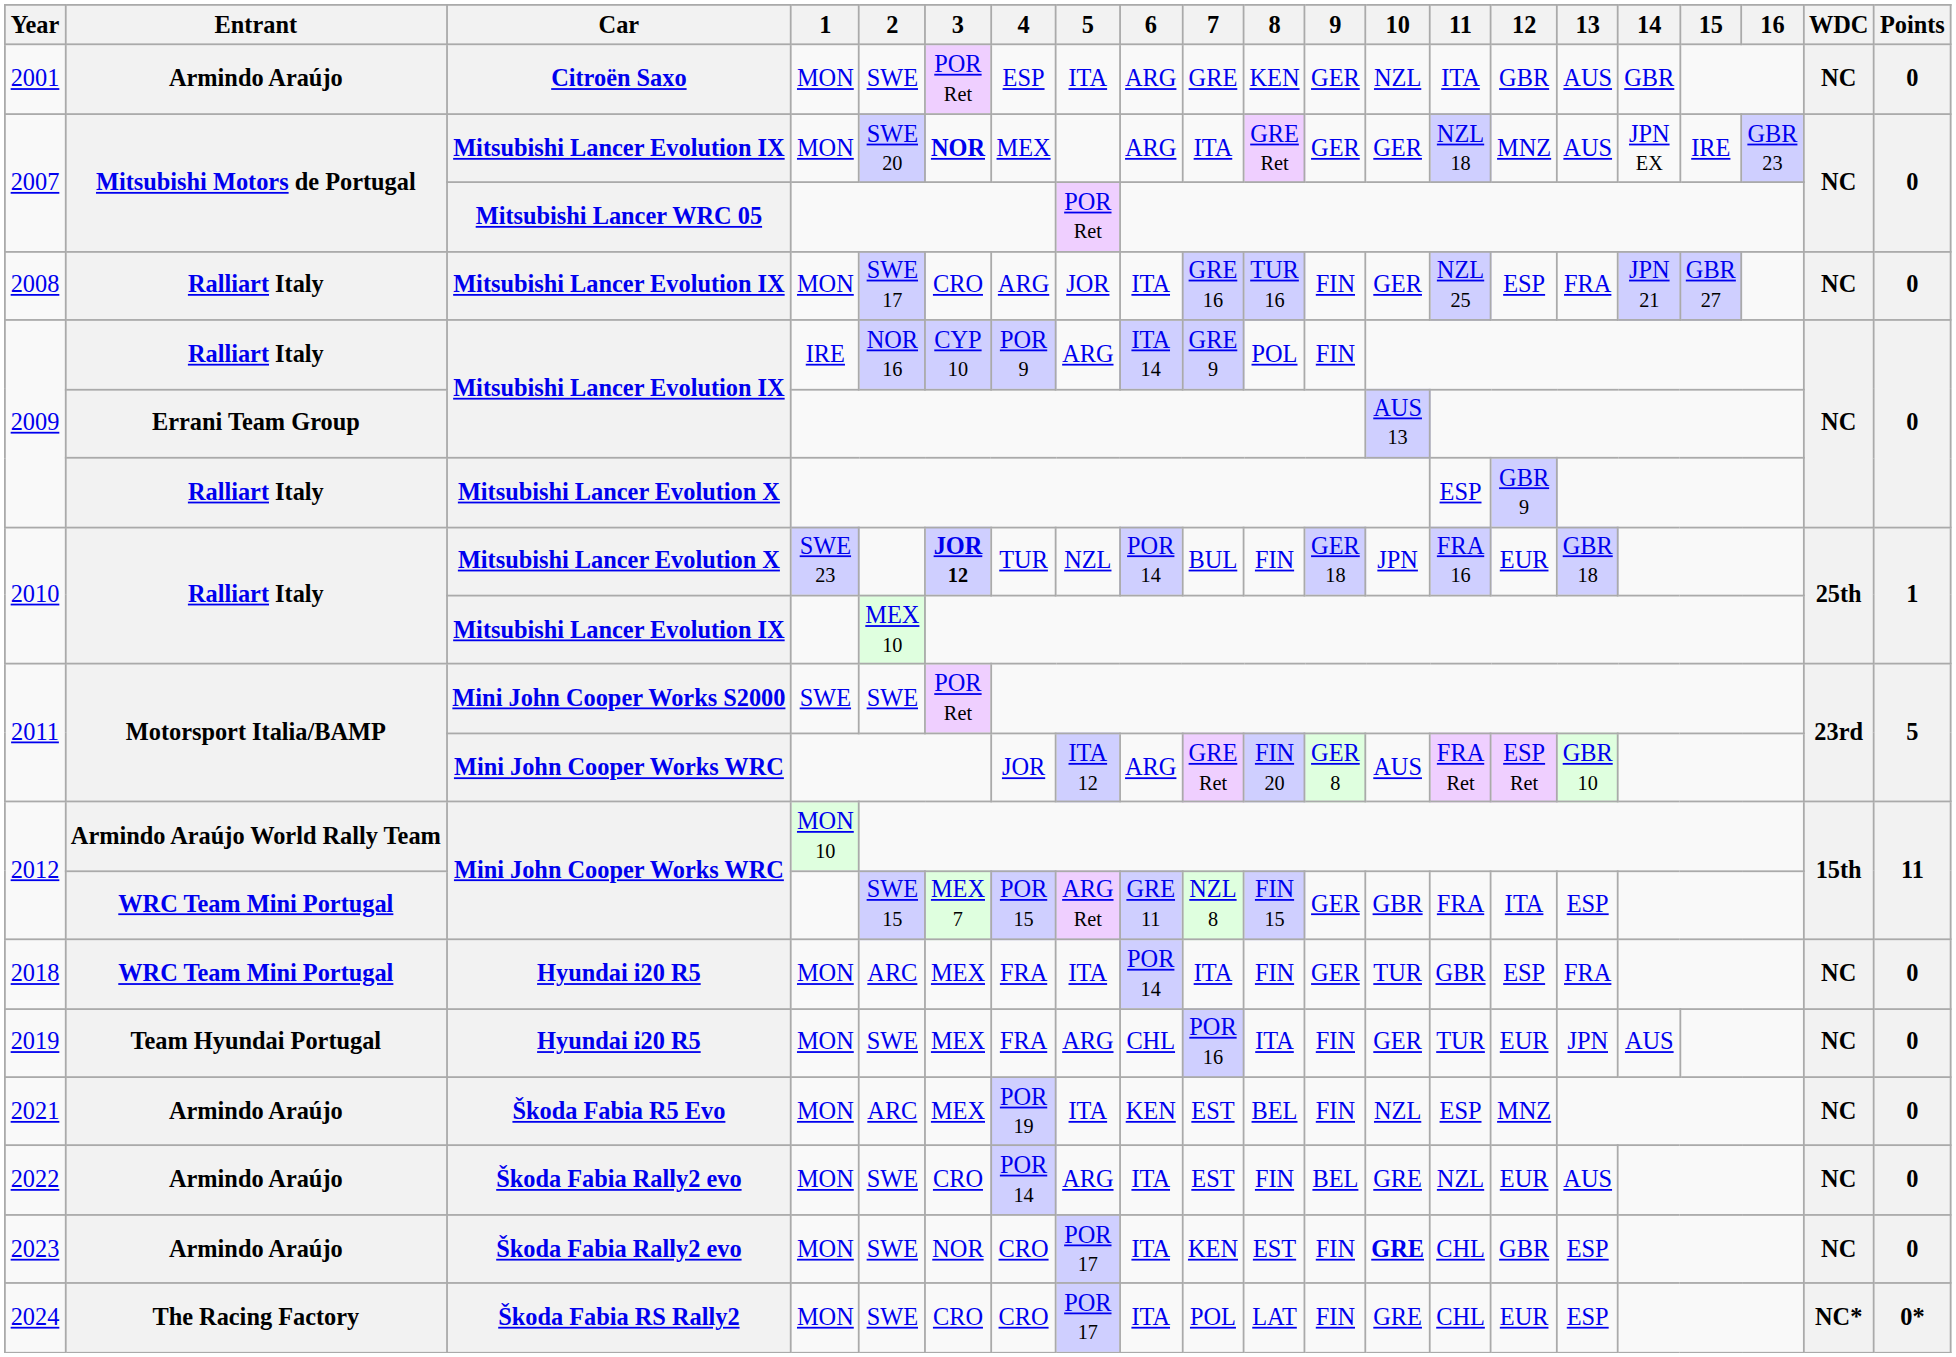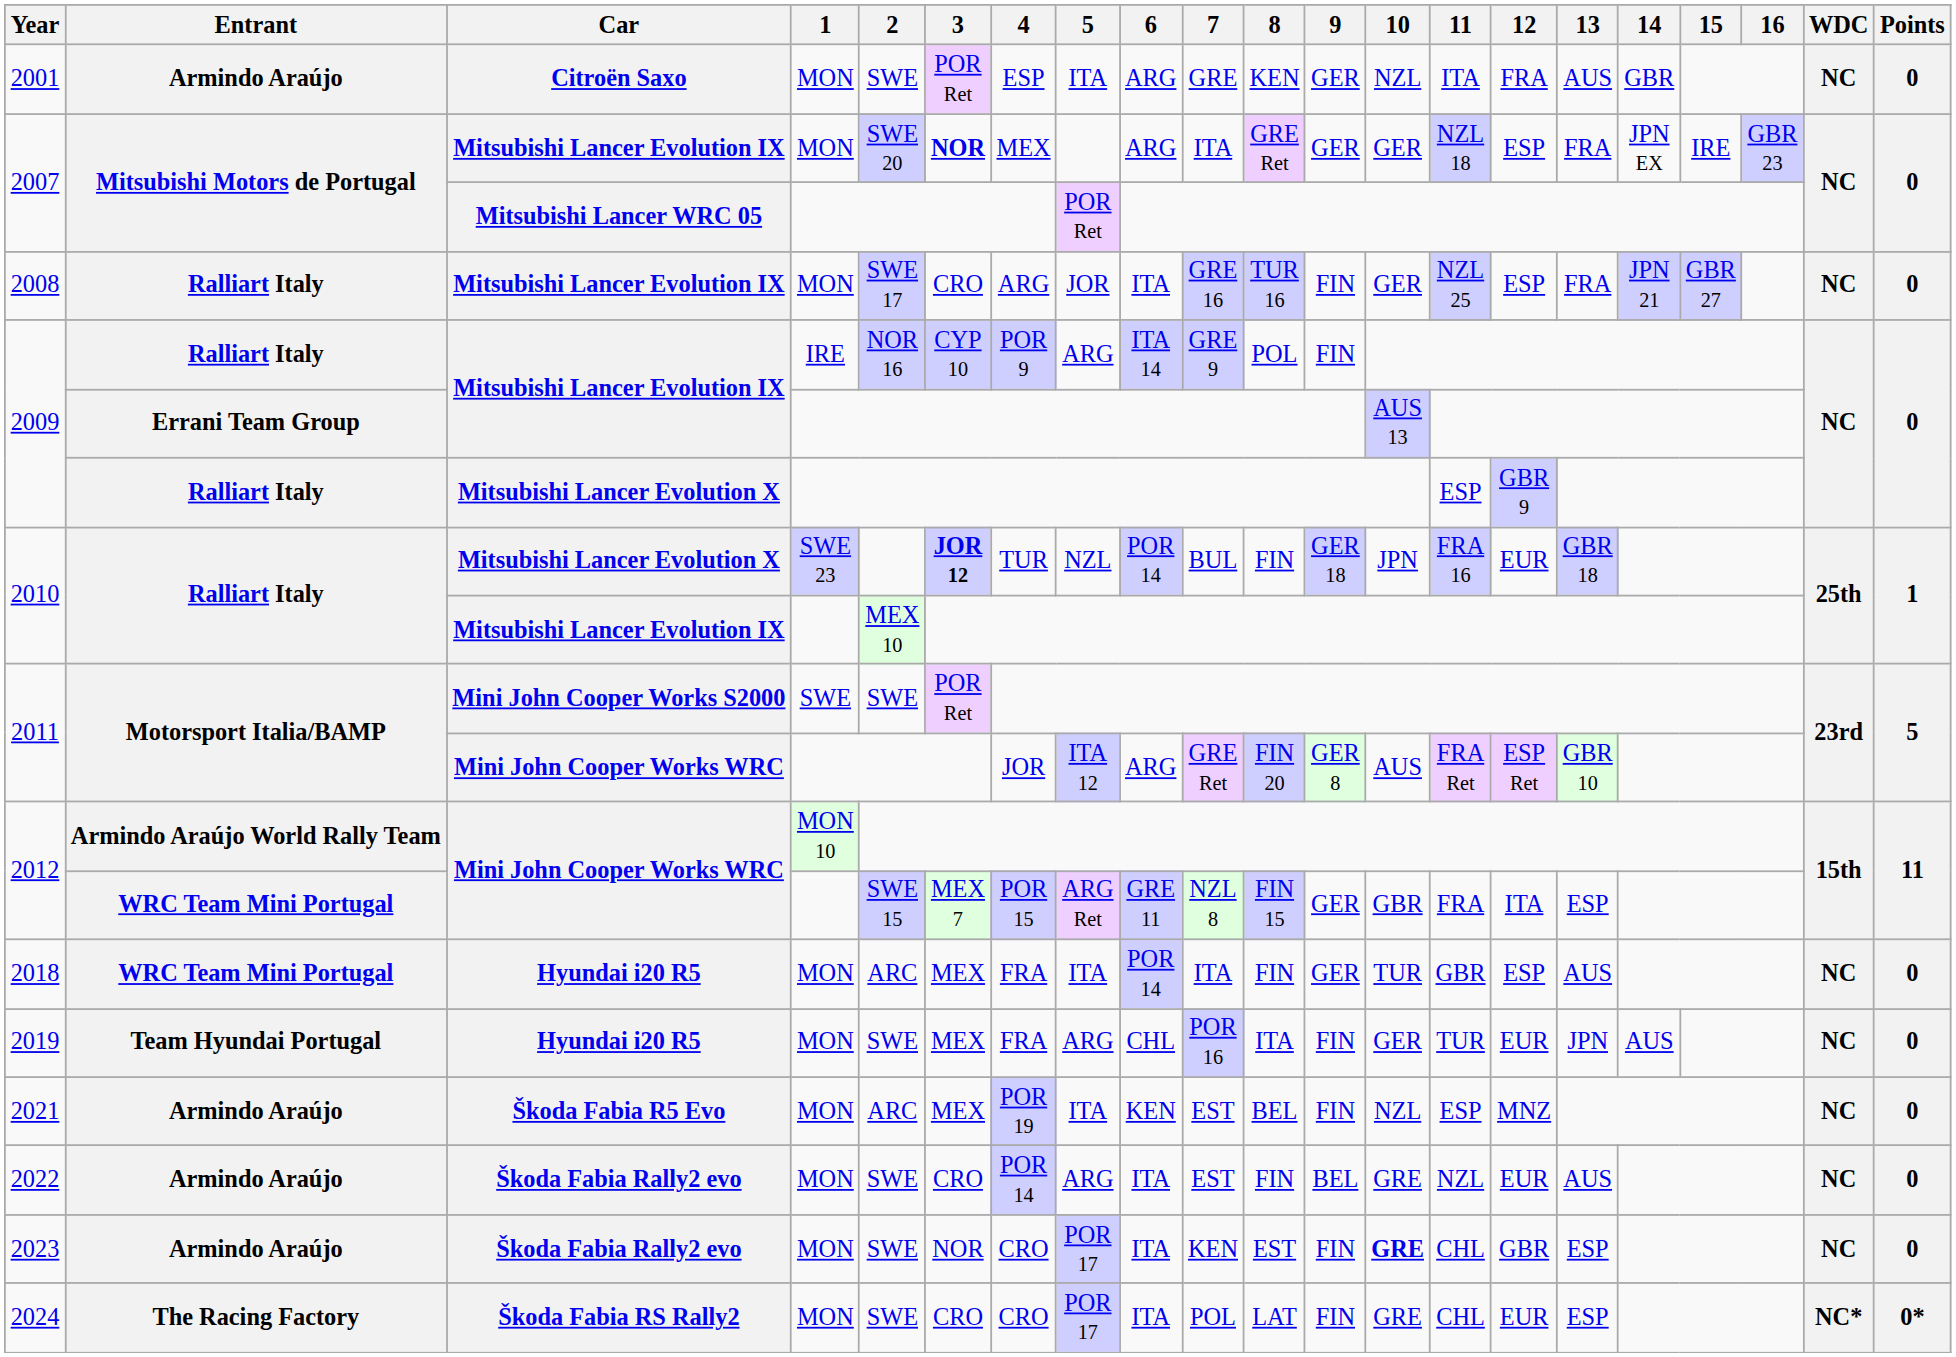(1524, 78) GBR -> (1524, 78) FRA
(1524, 147) MNZ -> (1524, 147) ESP
(1588, 147) AUS -> (1588, 147) FRA
(1588, 973) FRA -> (1588, 973) AUS
